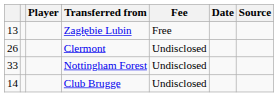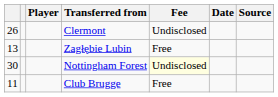rows swapped: (85, 48) <-> (98, 30)
(12, 65) 33 -> (12, 65) 30
(179, 65) no background -> (179, 65) lightyellow background
(12, 83) 14 -> (12, 83) 11
(179, 83) Undisclosed -> (162, 83) Free
